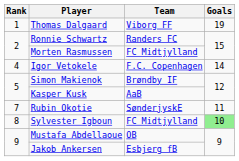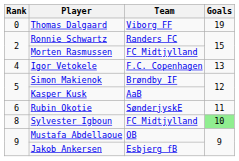(17, 25) 1 -> (17, 25) 0
(219, 66) 14 -> (219, 66) 13
(17, 108) 7 -> (17, 108) 6
